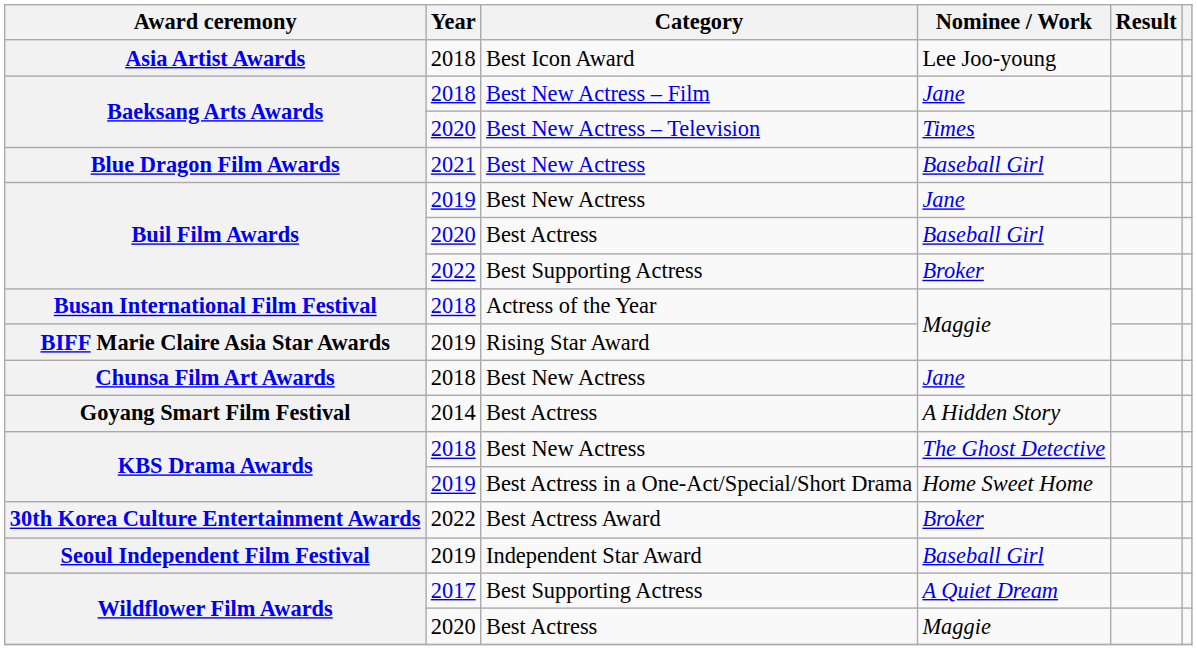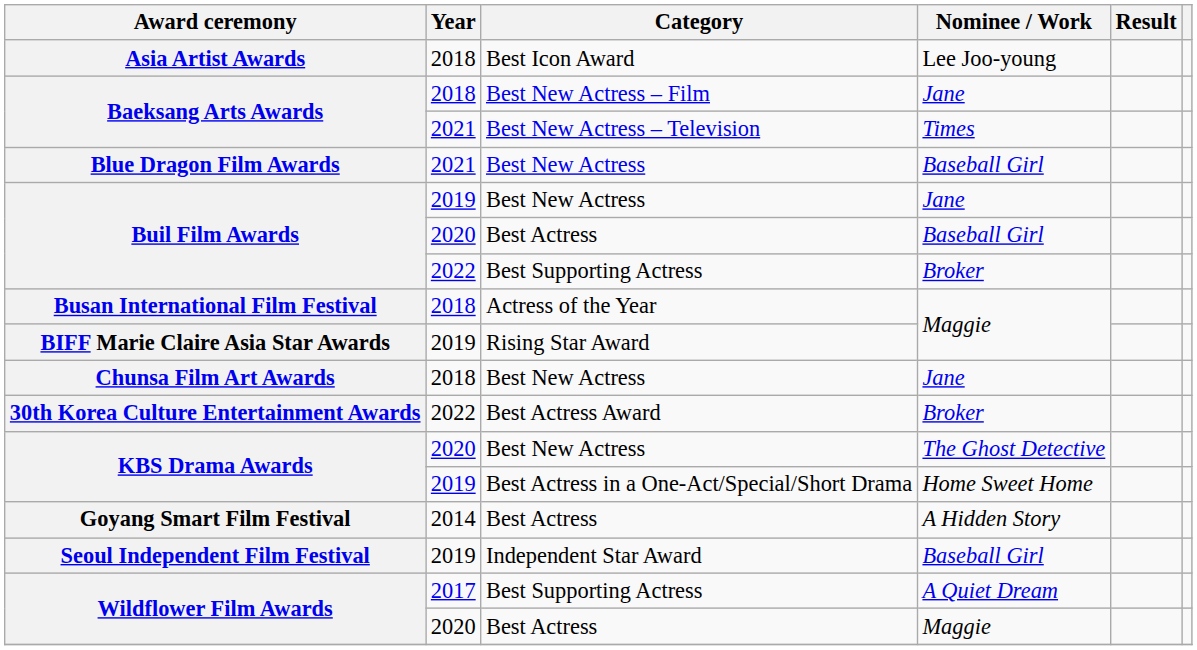(453, 128) 2020 -> (453, 128) 2021
rows swapped: (215, 413) <-> (215, 519)
(453, 448) 2018 -> (453, 448) 2020
